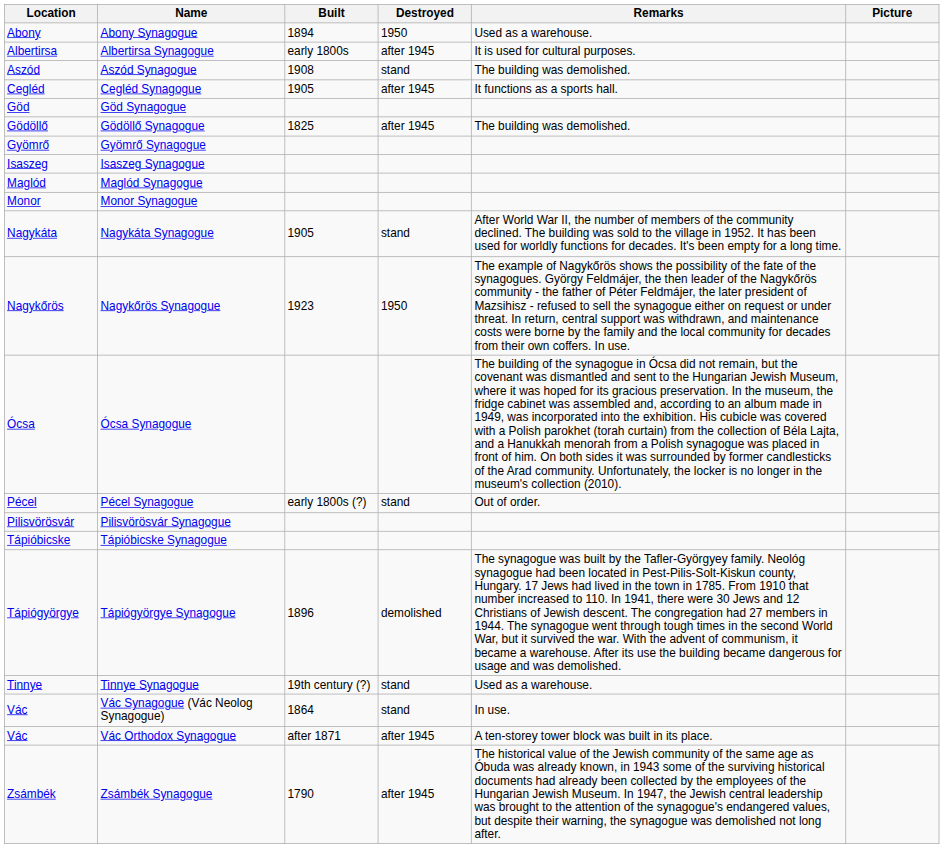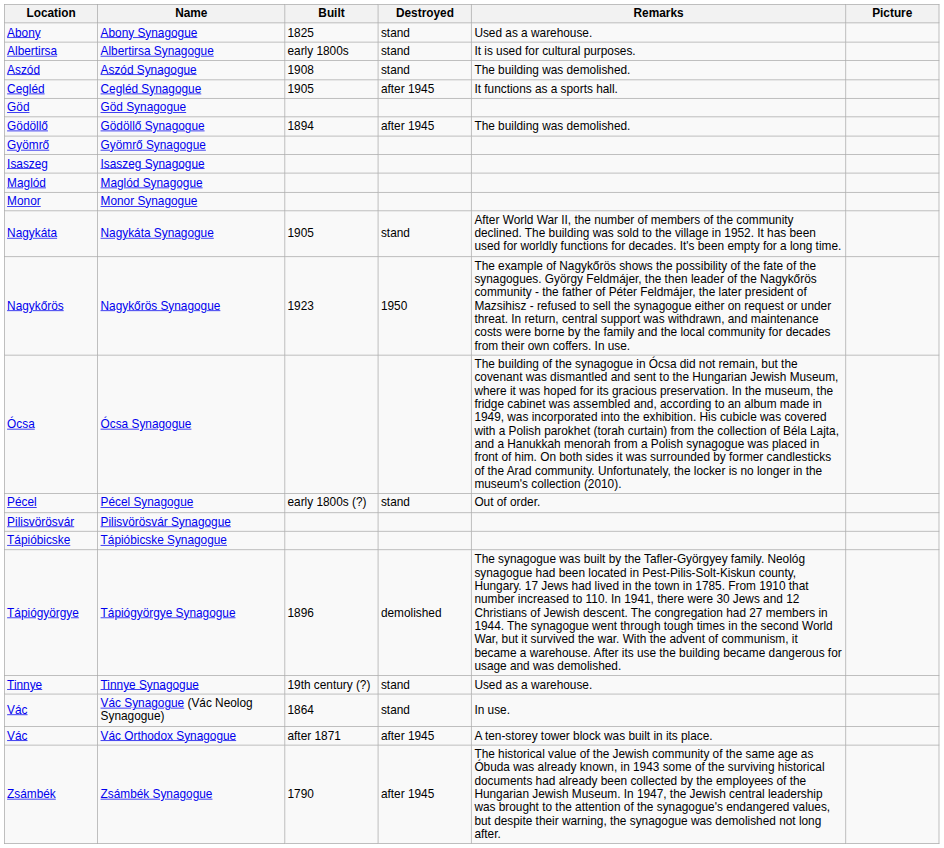(301, 32) 1894 -> (301, 32) 1825
(394, 32) 1950 -> (395, 32) stand
(408, 51) after 1945 -> (395, 51) stand
(301, 126) 1825 -> (301, 126) 1894
